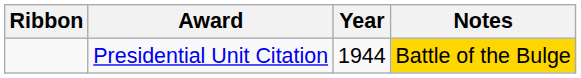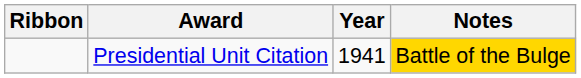(362, 55) 1944 -> (362, 55) 1941
